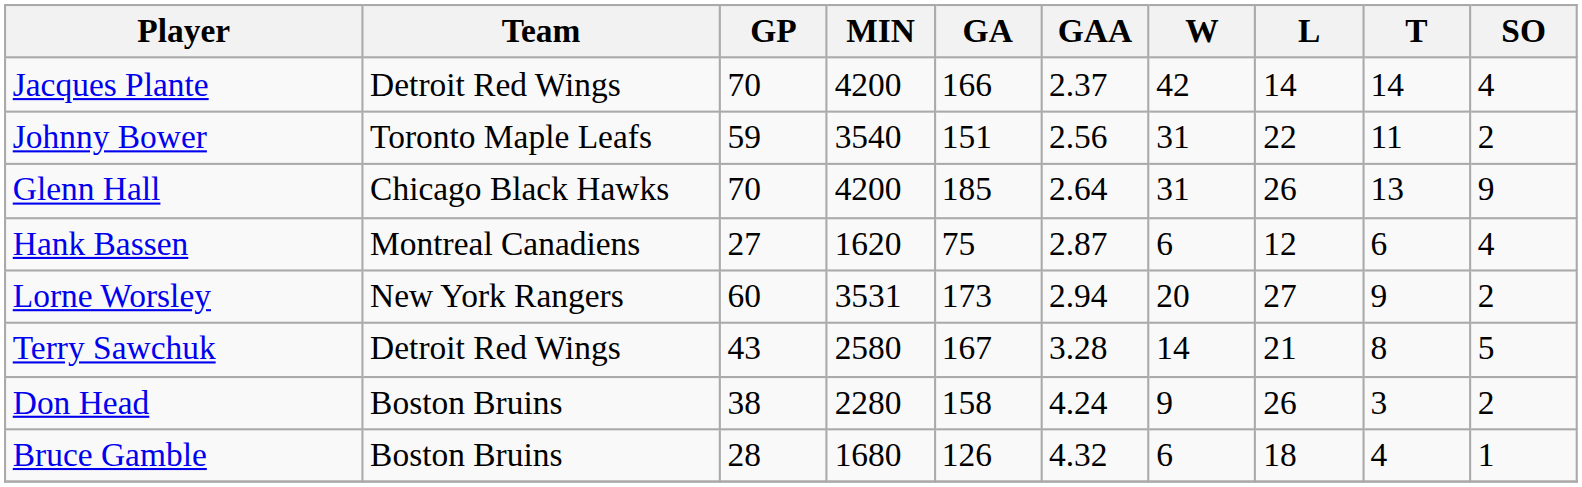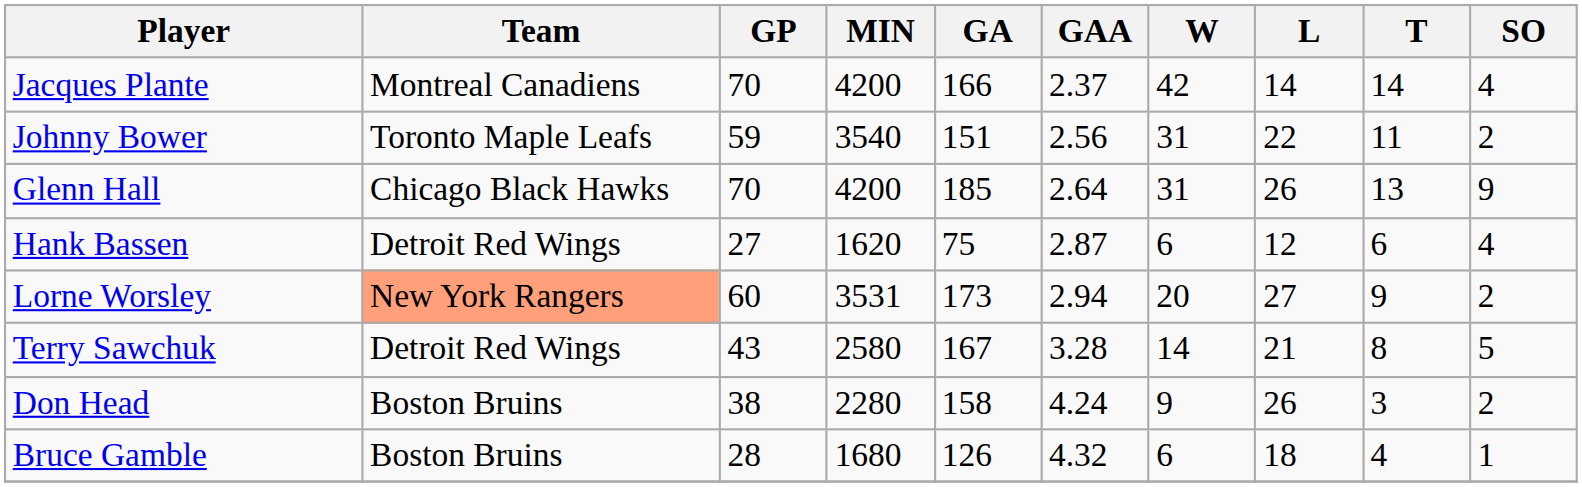(495, 84) Detroit Red Wings -> (505, 84) Montreal Canadiens
(505, 243) Montreal Canadiens -> (495, 243) Detroit Red Wings
(497, 296) no background -> (497, 296) lightsalmon background
